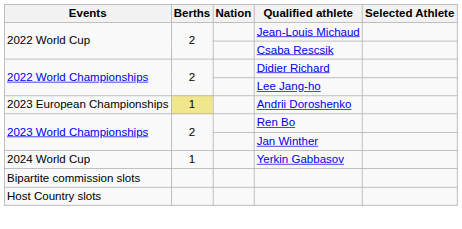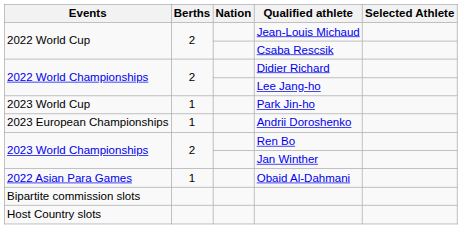+ row: (49, 104)
(192, 104) khaki background -> (192, 123) no background
+ row: (69, 178)
- row: (49, 159)
